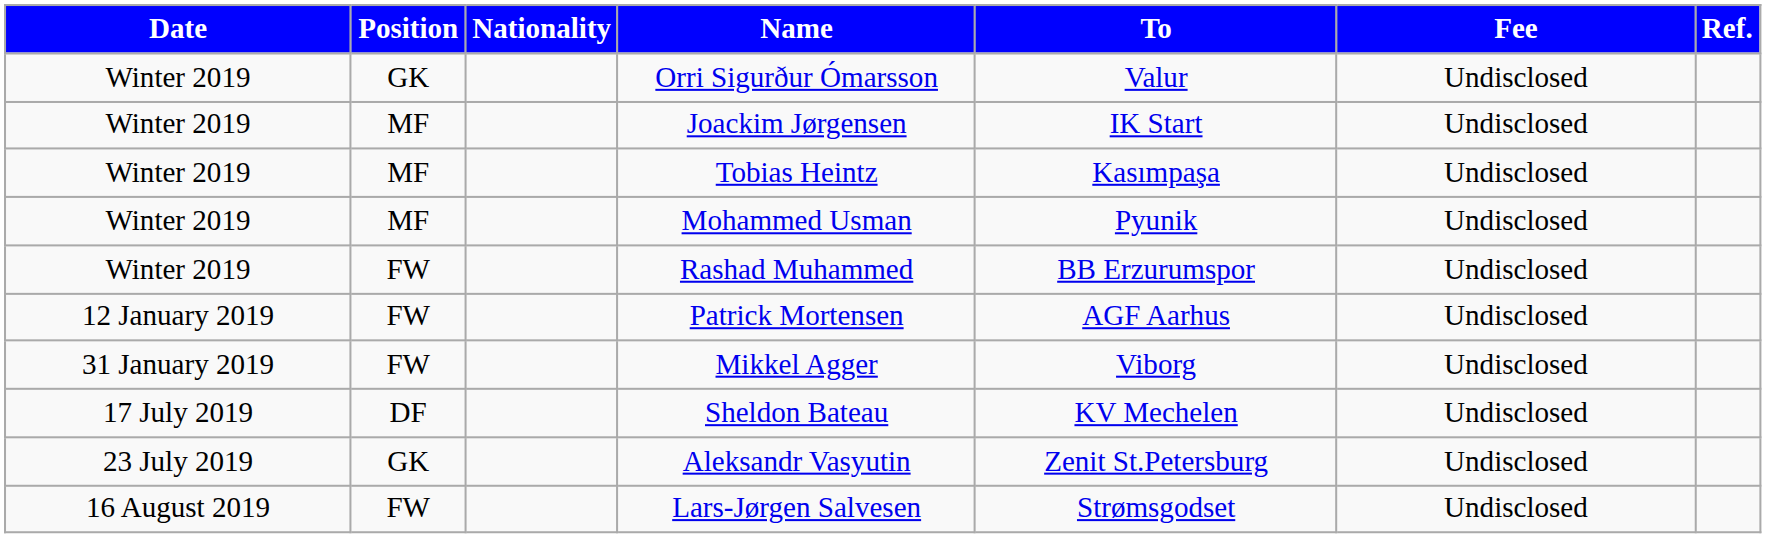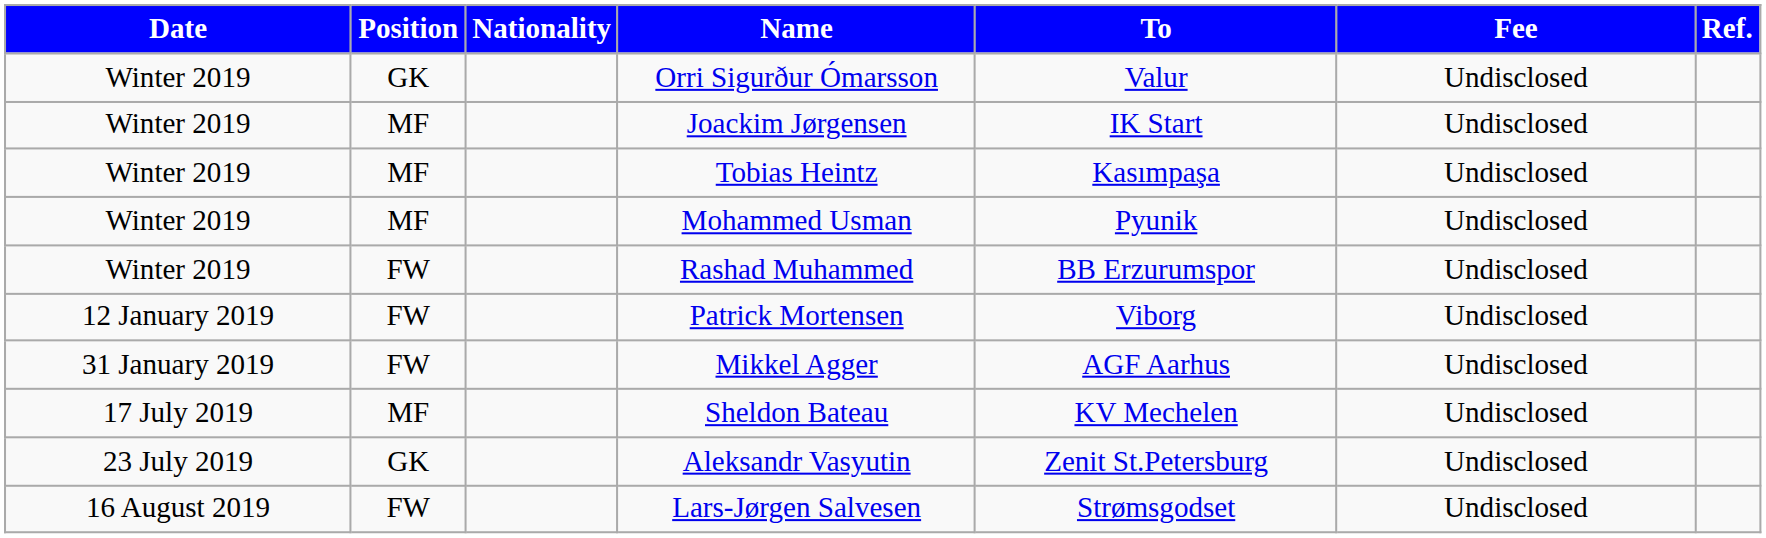(1156, 316) AGF Aarhus -> (1156, 316) Viborg
(1156, 364) Viborg -> (1156, 364) AGF Aarhus
(408, 412) DF -> (408, 412) MF
